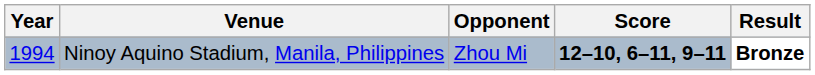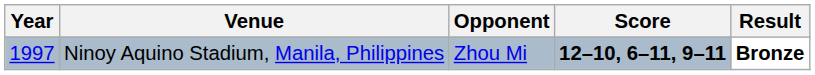(32, 53) 1994 -> (32, 53) 1997
